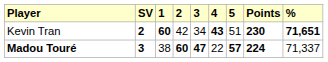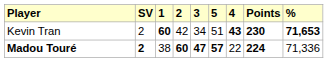columns swapped: (214, 13) <-> (232, 13)
(141, 31) bold -> (141, 31) normal
(303, 31) 71,651 -> (303, 31) 71,653
(141, 48) 3 -> (141, 48) 2
(303, 48) 71,337 -> (303, 48) 71,336
